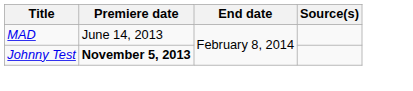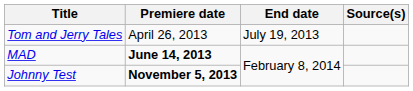+ row: (65, 34)
(122, 34) normal -> (170, 55) bold
